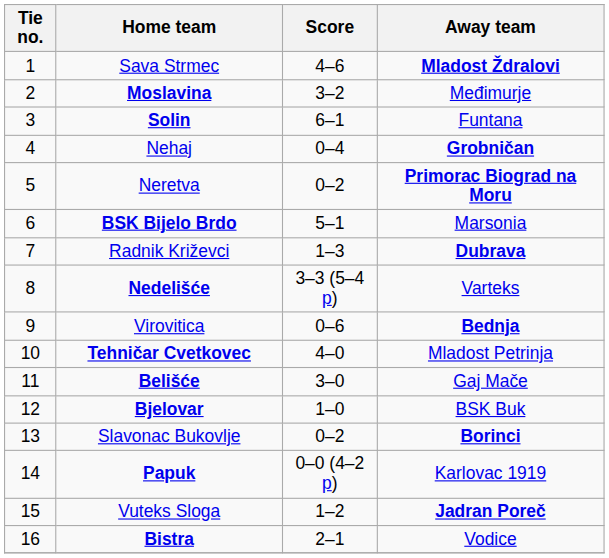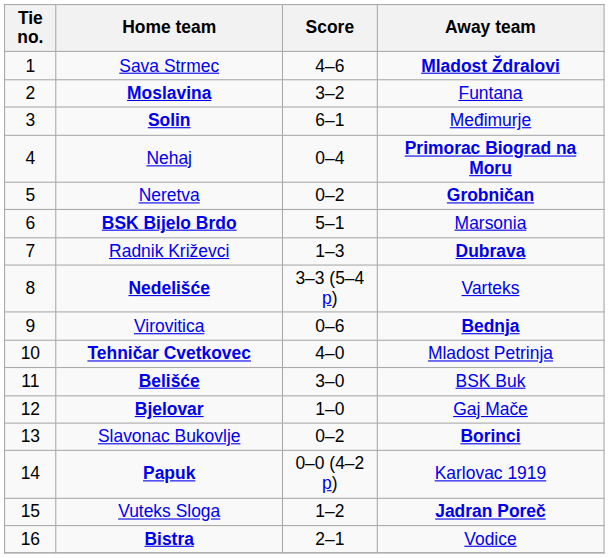(490, 93) Međimurje -> (490, 93) Funtana
(490, 120) Funtana -> (490, 120) Međimurje
(490, 148) Grobničan -> (490, 158) Primorac Biograd na Moru
(490, 186) Primorac Biograd na Moru -> (490, 195) Grobničan
(490, 381) Gaj Mače -> (490, 381) BSK Buk
(490, 409) BSK Buk -> (490, 409) Gaj Mače
